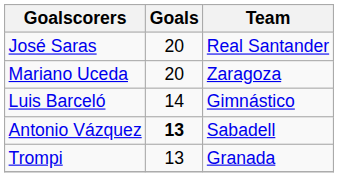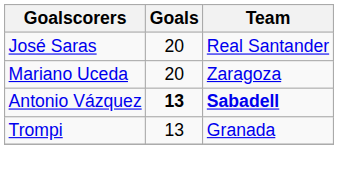- row: (57, 102)
(241, 130) normal -> (243, 102) bold
